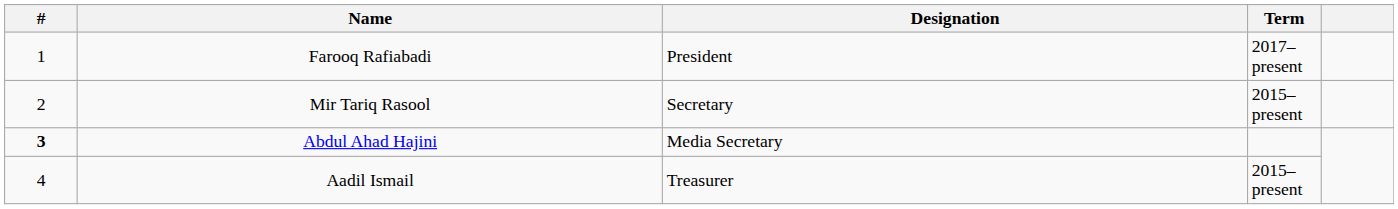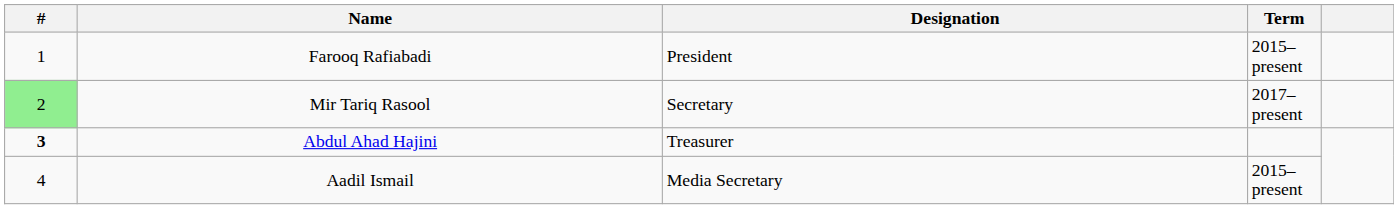(1277, 56) 2017–present -> (1277, 56) 2015–present
(41, 103) no background -> (41, 103) lightgreen background
(1277, 103) 2015–present -> (1277, 103) 2017–present
(725, 141) Media Secretary -> (700, 141) Treasurer
(700, 179) Treasurer -> (725, 179) Media Secretary
